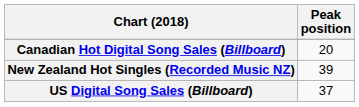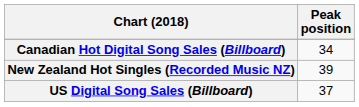(326, 49) 20 -> (326, 49) 34
